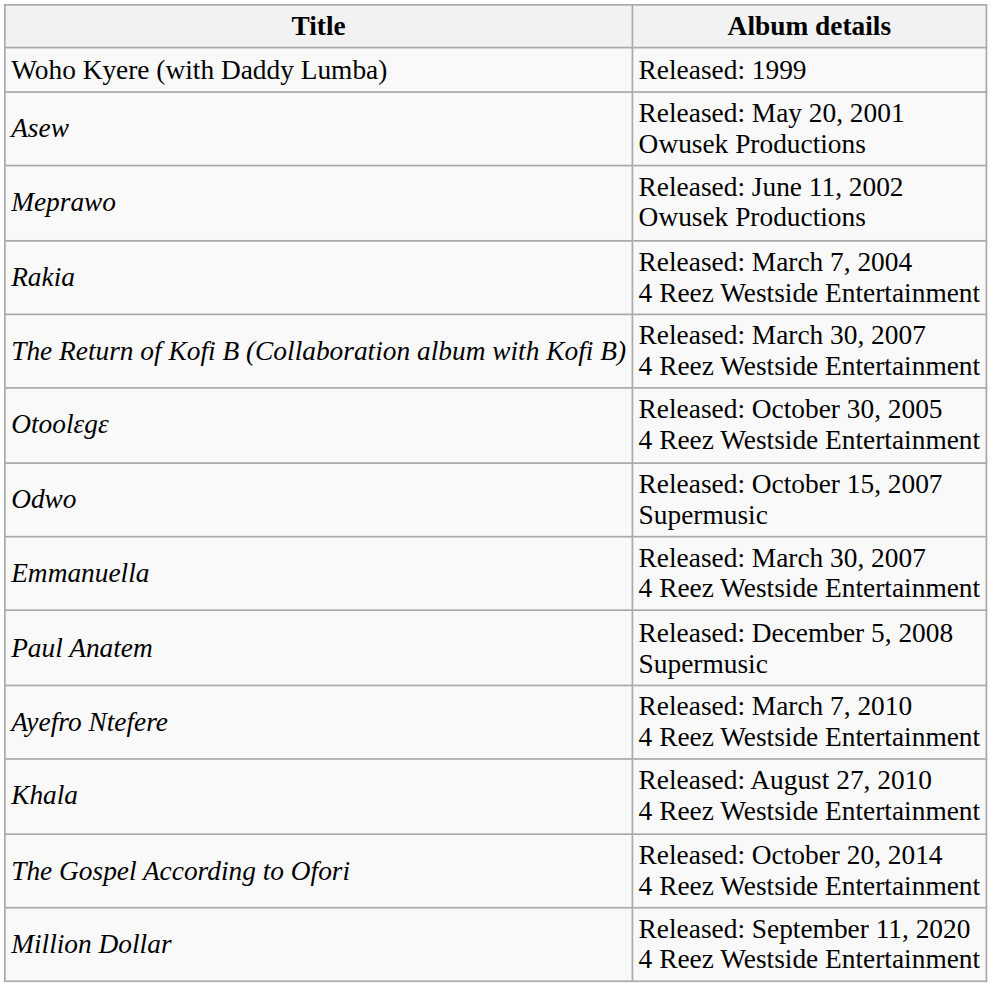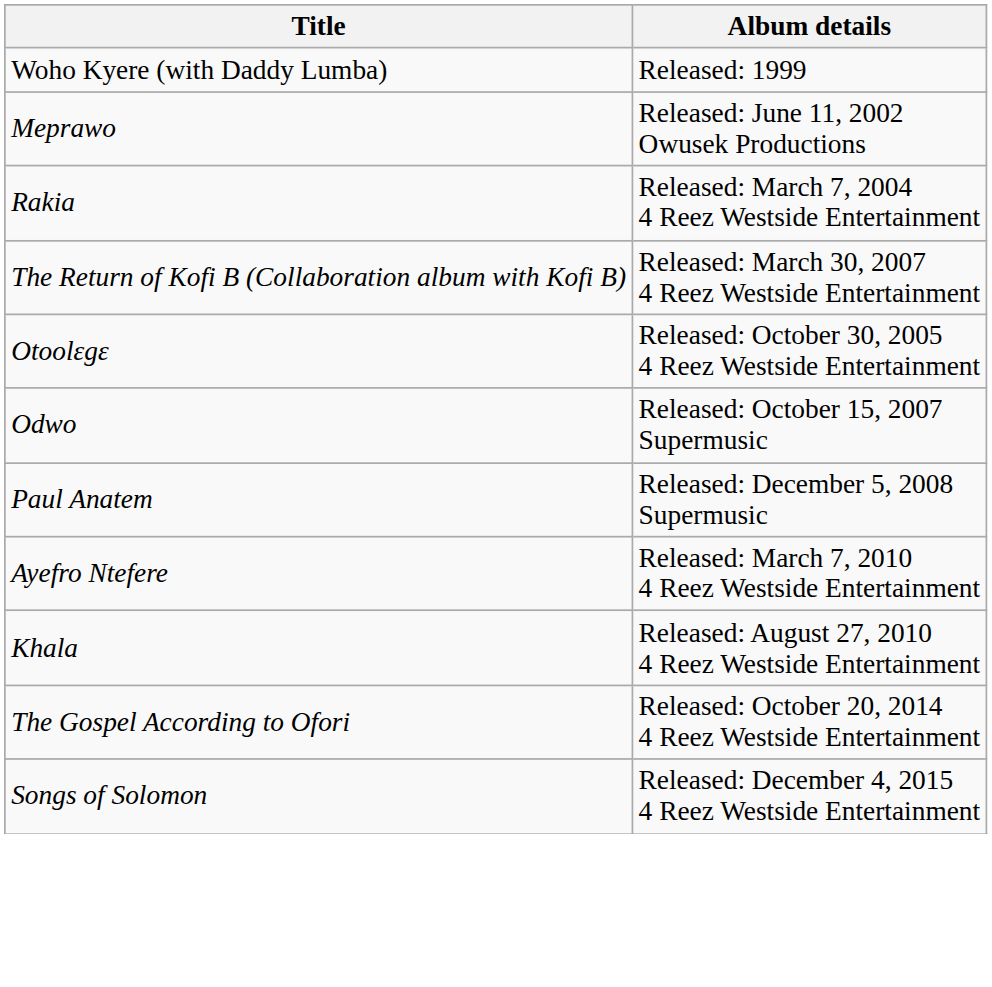- row: (40, 128)
- row: (80, 573)
+ row: (109, 795)
- row: (91, 944)
